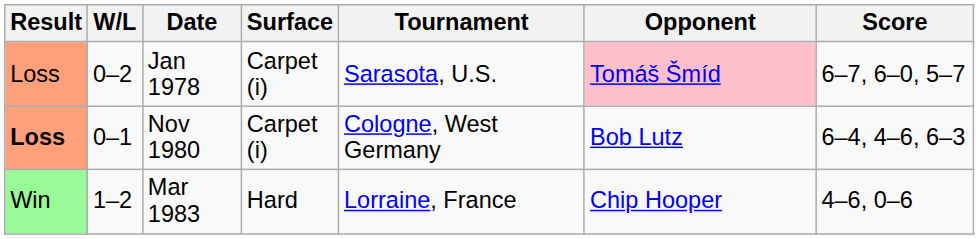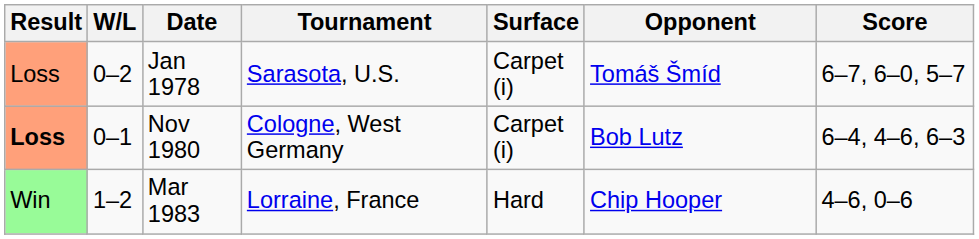columns swapped: (462, 23) <-> (290, 23)
(655, 73) pink background -> (655, 73) no background
